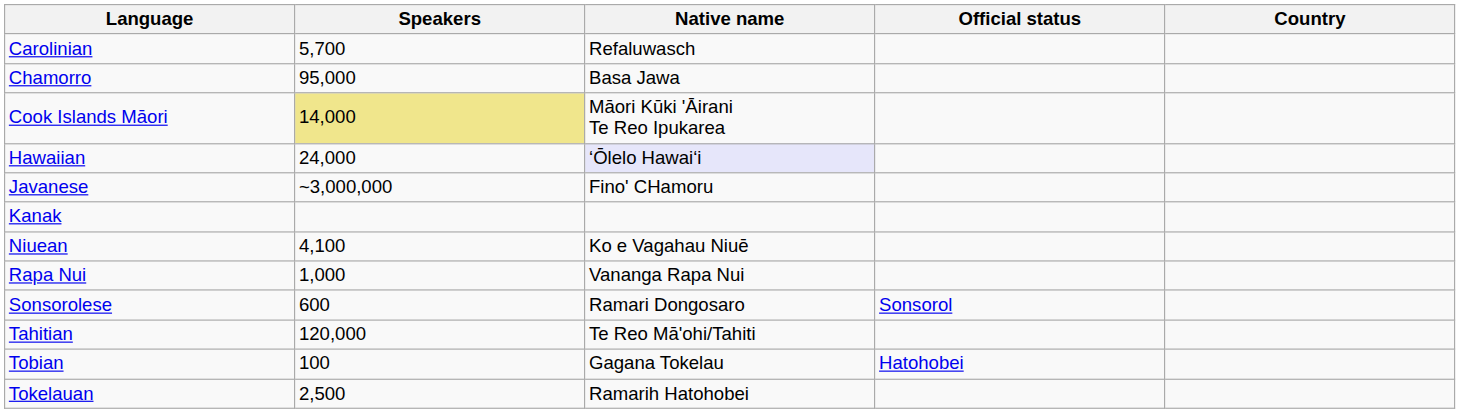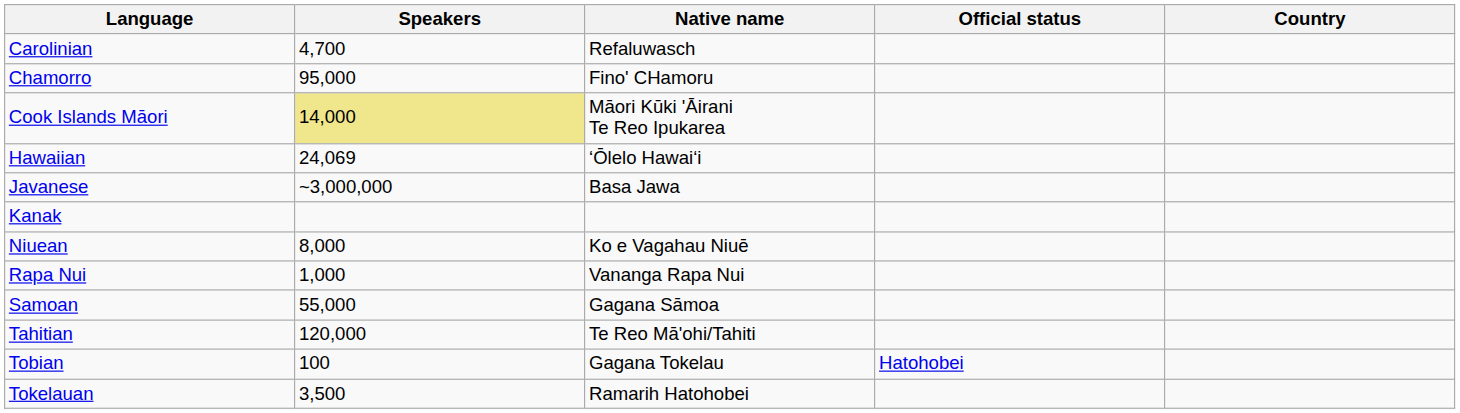(322, 48) 5,700 -> (322, 48) 4,700
(634, 78) Basa Jawa -> (651, 78) Fino' CHamoru
(327, 157) 24,000 -> (327, 157) 24,069
(645, 157) lavender background -> (645, 157) no background
(651, 187) Fino' CHamoru -> (634, 187) Basa Jawa
(322, 246) 4,100 -> (322, 246) 8,000
+ row: (43, 305)
- row: (60, 305)
(322, 393) 2,500 -> (322, 393) 3,500
